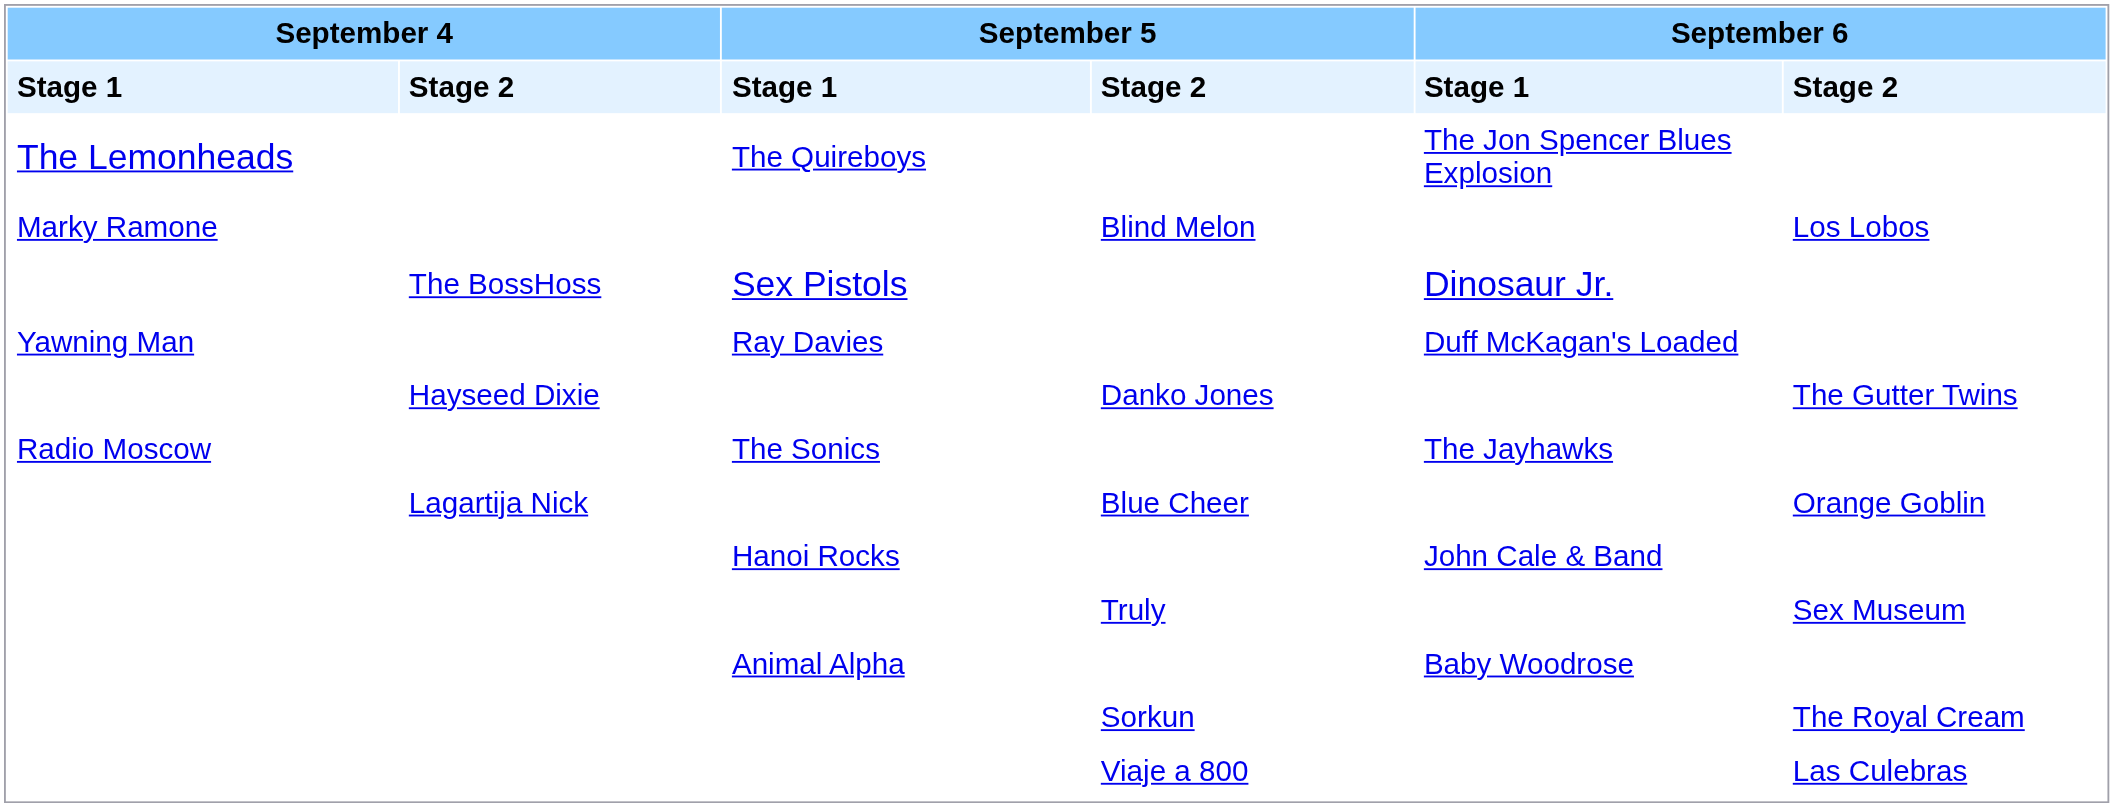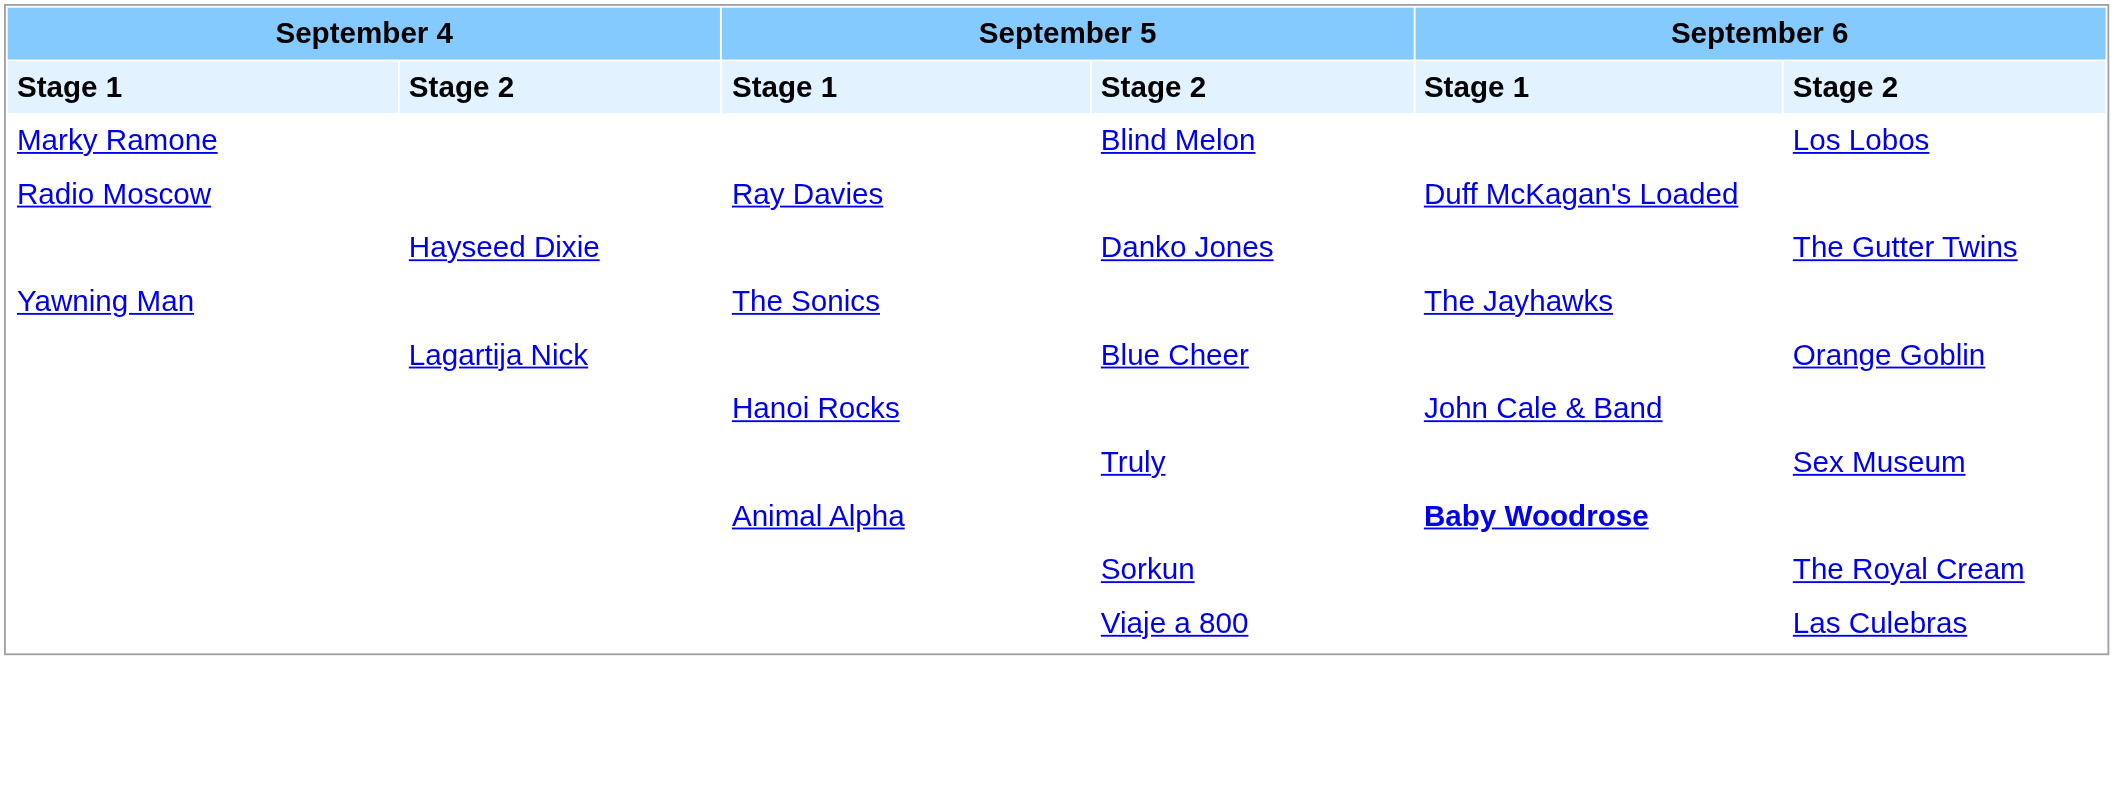- row: (829, 157)
- row: (820, 284)
(106, 342) Yawning Man -> (114, 194) Radio Moscow
(114, 449) Radio Moscow -> (106, 301) Yawning Man
(1529, 664) normal -> (1536, 516) bold
